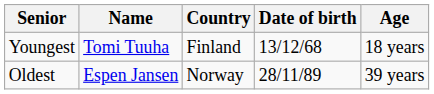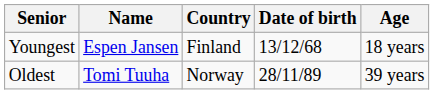(126, 46) Tomi Tuuha -> (131, 46) Espen Jansen
(131, 74) Espen Jansen -> (126, 74) Tomi Tuuha
